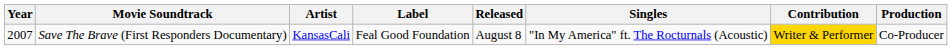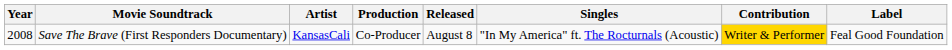columns swapped: (413, 14) <-> (911, 14)
(20, 34) 2007 -> (20, 34) 2008
